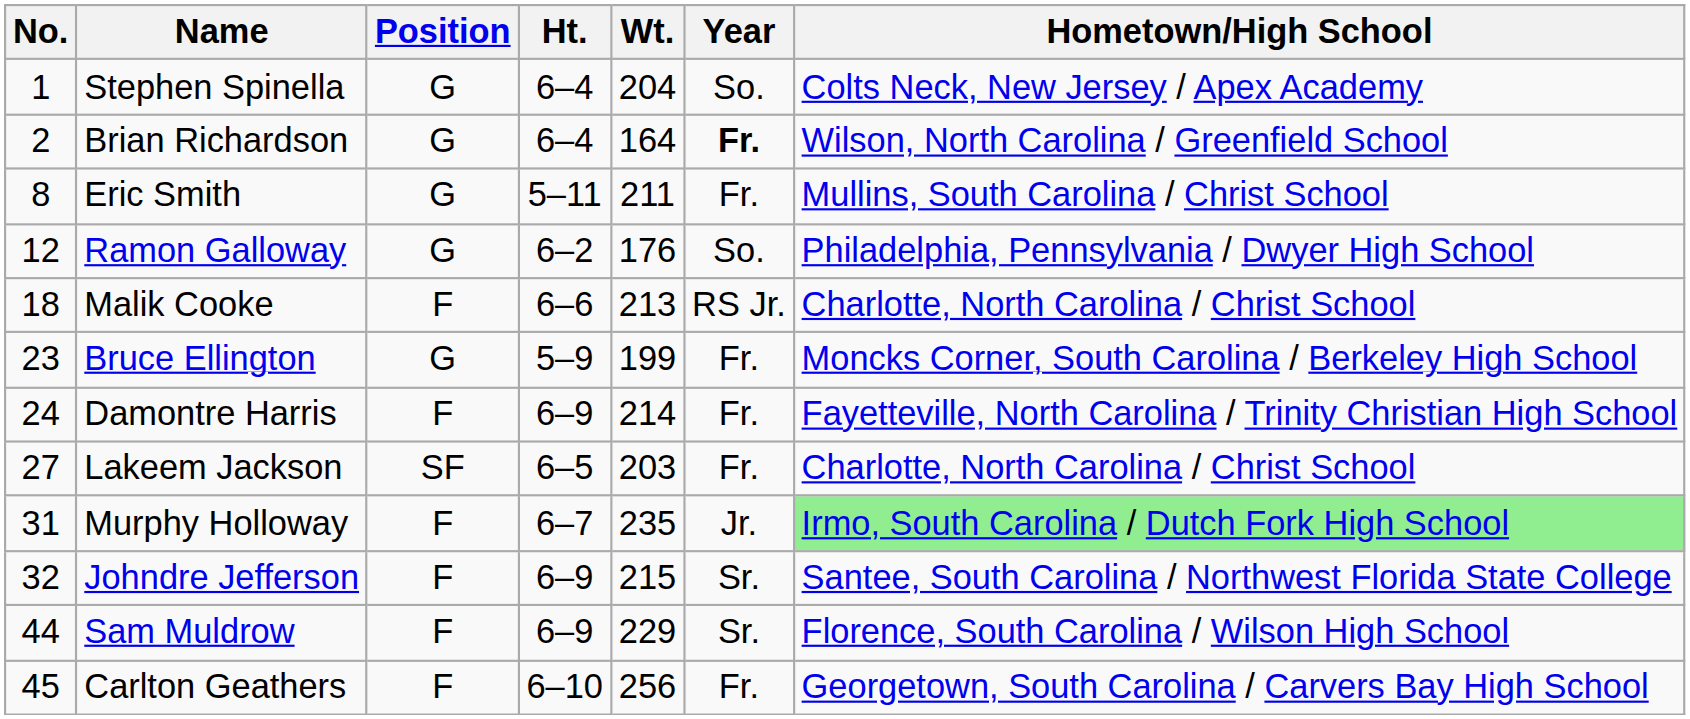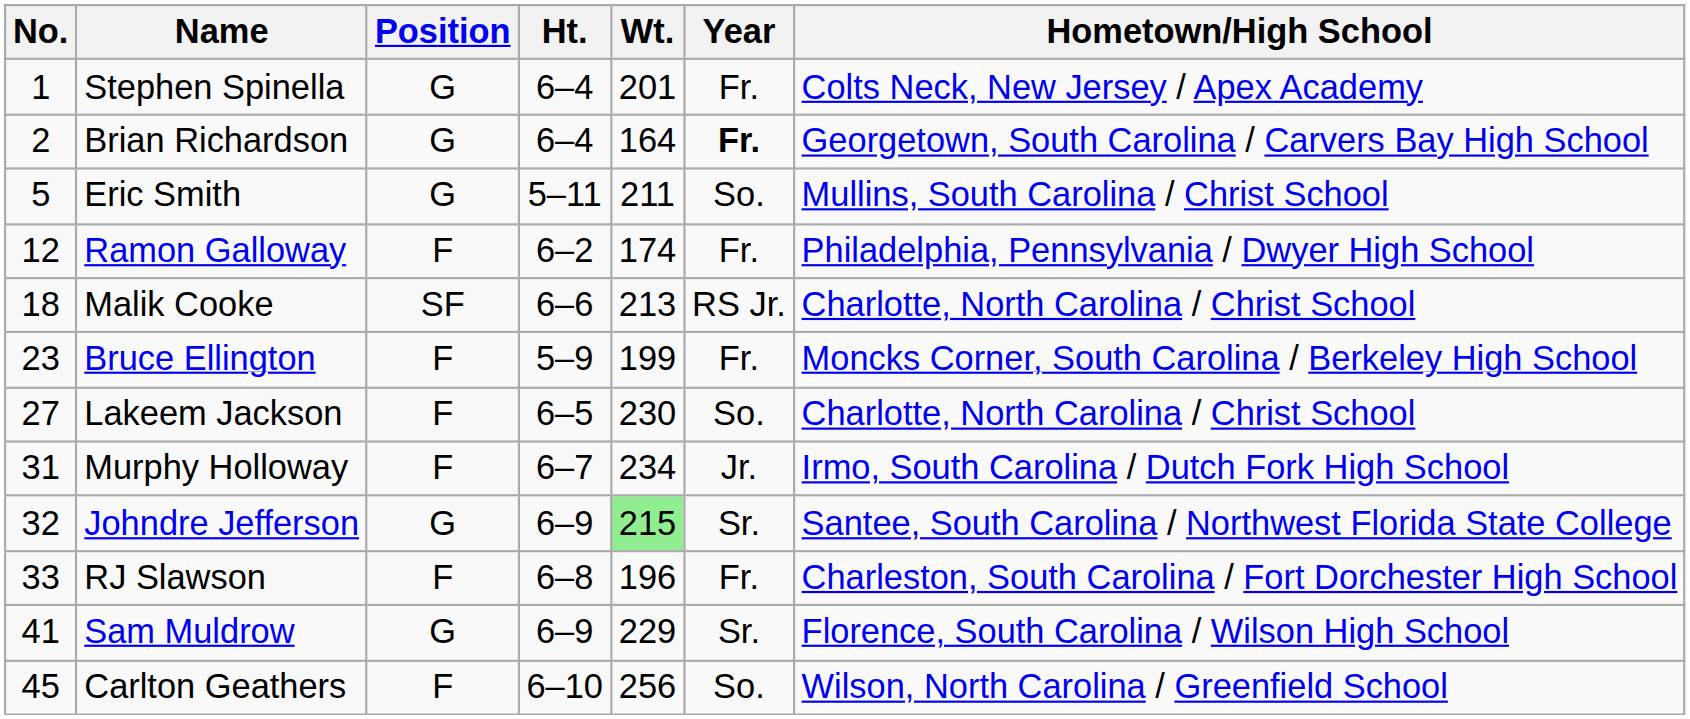(648, 86) 204 -> (648, 86) 201
(739, 86) So. -> (739, 86) Fr.
(1125, 140) Wilson, North Carolina / Greenfield School -> (1225, 140) Georgetown, South Carolina / Carvers Bay High School
(41, 195) 8 -> (41, 195) 5
(739, 195) Fr. -> (739, 195) So.
(443, 250) G -> (443, 250) F
(648, 250) 176 -> (648, 250) 174
(739, 250) So. -> (739, 250) Fr.
(443, 304) F -> (443, 304) SF
(443, 359) G -> (443, 359) F
- row: (210, 413)
(443, 468) SF -> (443, 413) F
(648, 468) 203 -> (648, 413) 230
(739, 468) Fr. -> (739, 413) So.
(648, 522) 235 -> (648, 468) 234
(1155, 522) lightgreen background -> (1155, 468) no background
(443, 577) F -> (443, 522) G
(648, 577) no background -> (648, 522) lightgreen background
+ row: (175, 577)
(41, 631) 44 -> (41, 631) 41
(443, 631) F -> (443, 631) G
(739, 686) Fr. -> (739, 686) So.
(1225, 686) Georgetown, South Carolina / Carvers Bay High School -> (1125, 686) Wilson, North Carolina / Greenfield School
